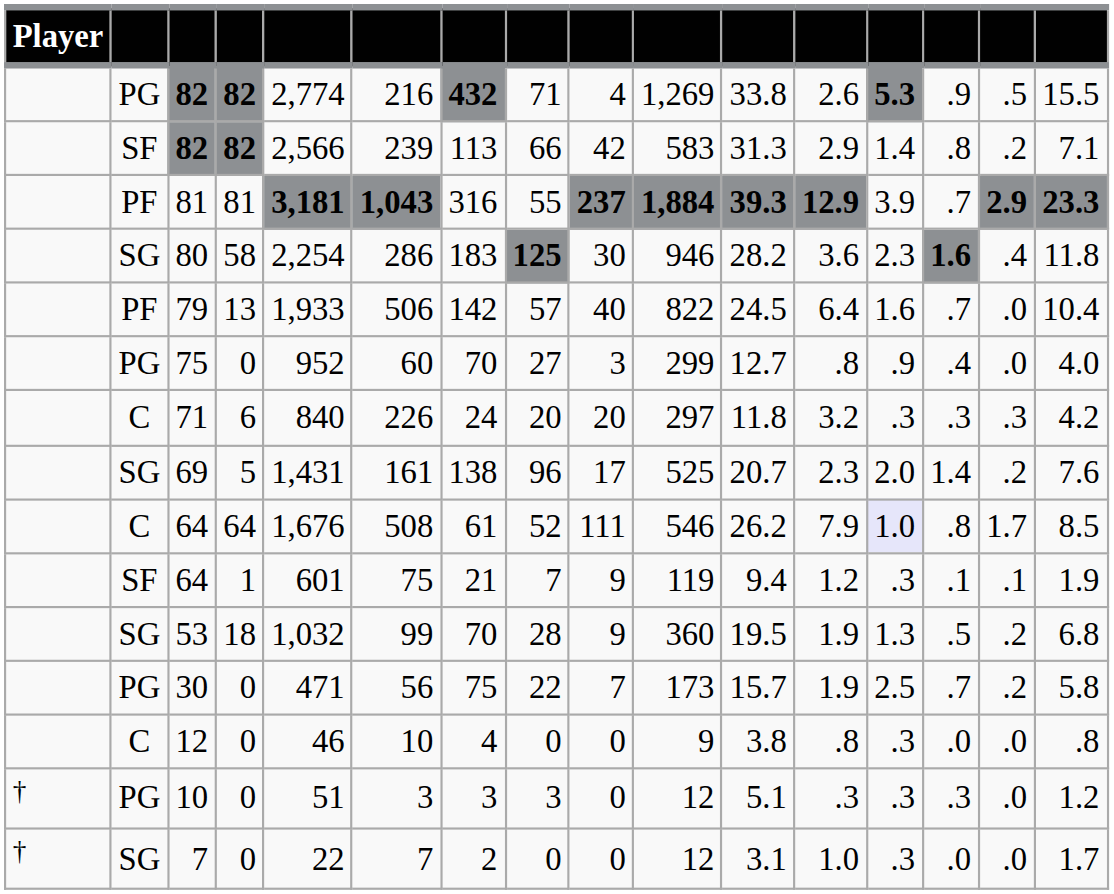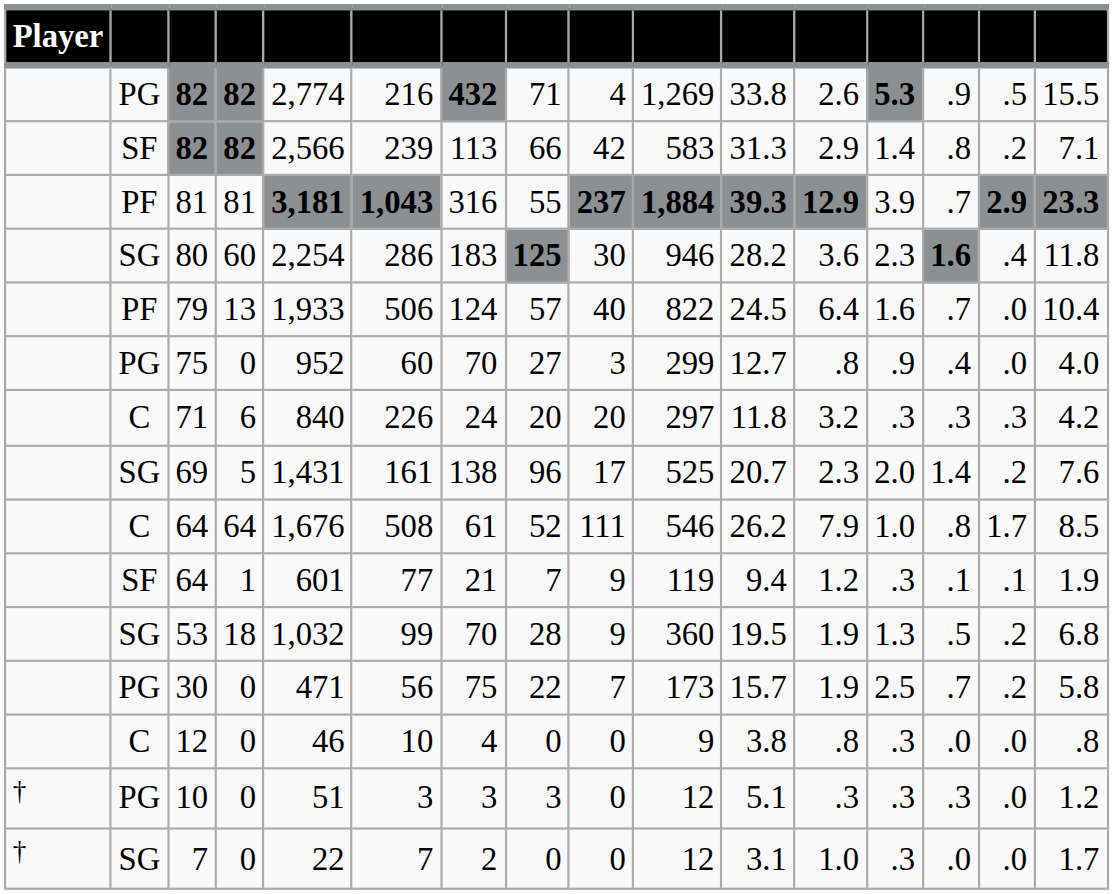(240, 255) 58 -> (240, 255) 60
(473, 309) 142 -> (473, 309) 124
(895, 525) lavender background -> (895, 525) no background
(417, 579) 75 -> (417, 579) 77
